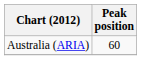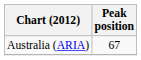(114, 45) 60 -> (114, 45) 67
